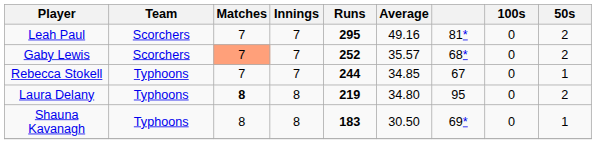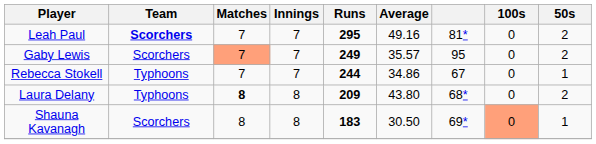(161, 34) normal -> (161, 34) bold
(350, 54) 252 -> (350, 54) 249
(458, 54) 68* -> (458, 54) 95
(404, 74) 34.85 -> (404, 74) 34.86
(350, 94) 219 -> (350, 94) 209
(404, 94) 34.80 -> (404, 94) 43.80
(458, 94) 95 -> (458, 94) 68*
(161, 121) Typhoons -> (161, 121) Scorchers
(512, 121) no background -> (512, 121) lightsalmon background
